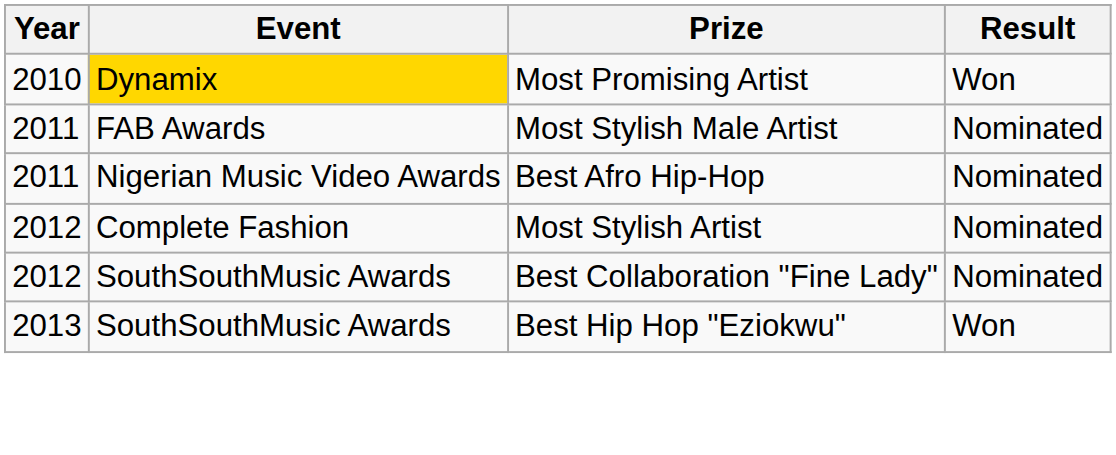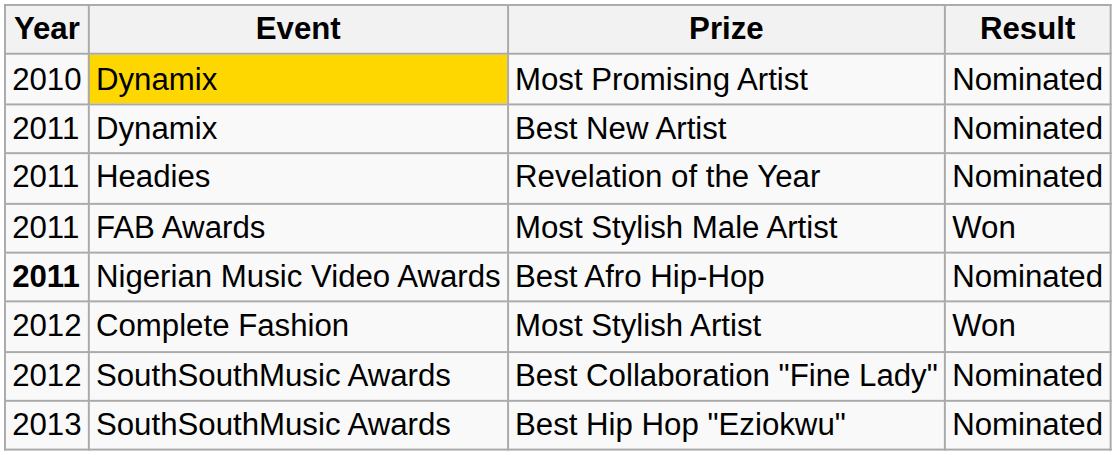(984, 78) Won -> (1028, 78) Nominated
+ row: (621, 128)
+ row: (668, 177)
(1028, 128) Nominated -> (984, 227) Won
(46, 177) normal -> (46, 276) bold
(1028, 227) Nominated -> (984, 326) Won
(984, 326) Won -> (1028, 425) Nominated
